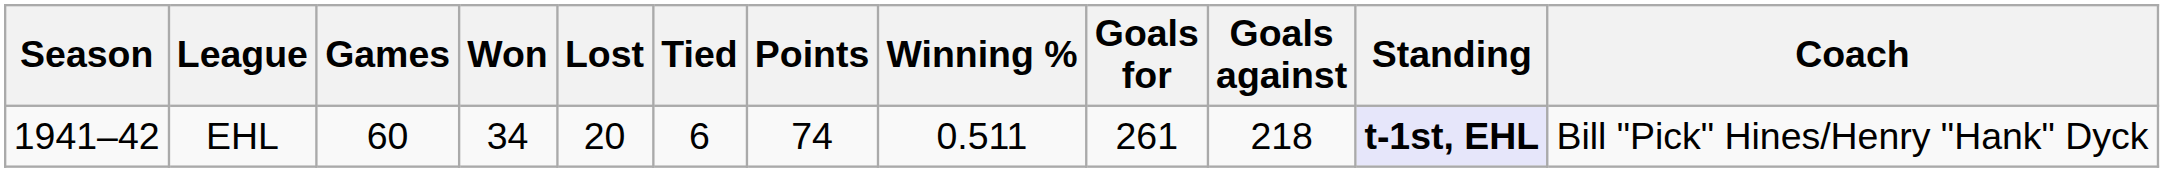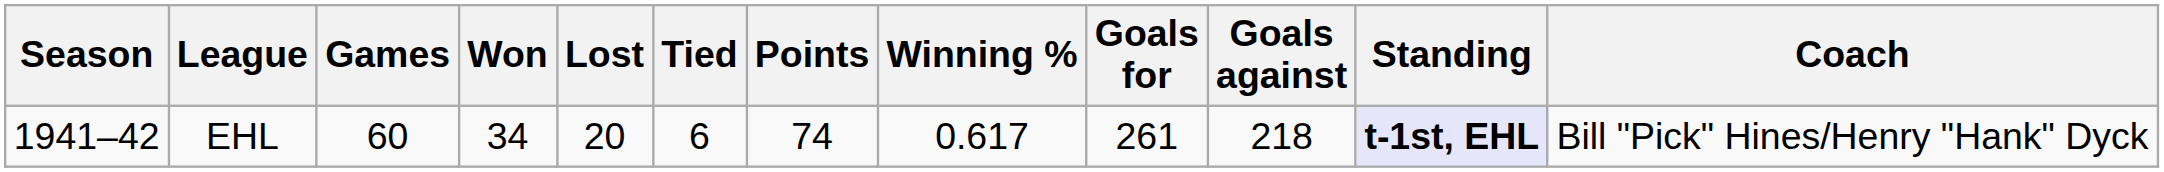(982, 135) 0.511 -> (982, 135) 0.617
